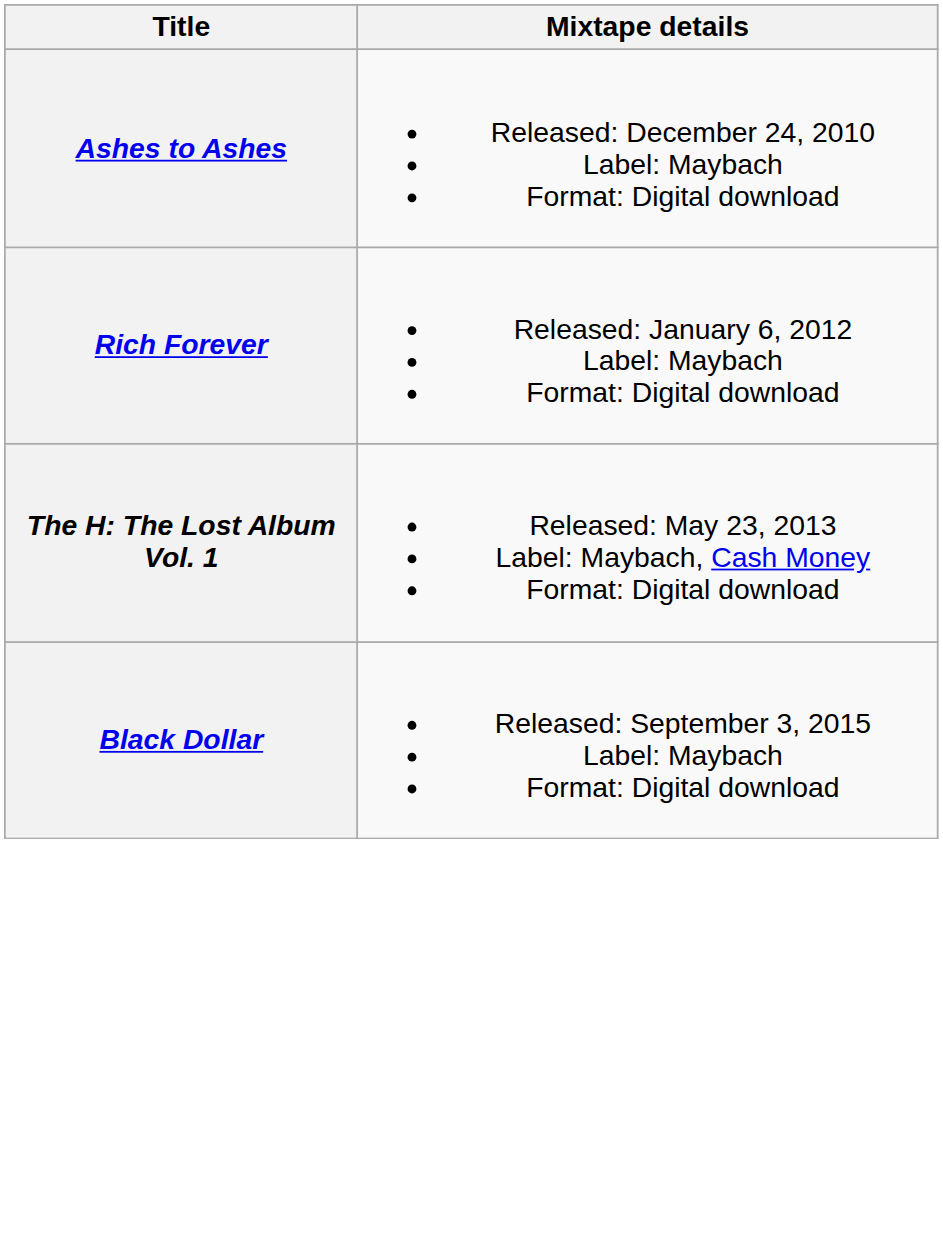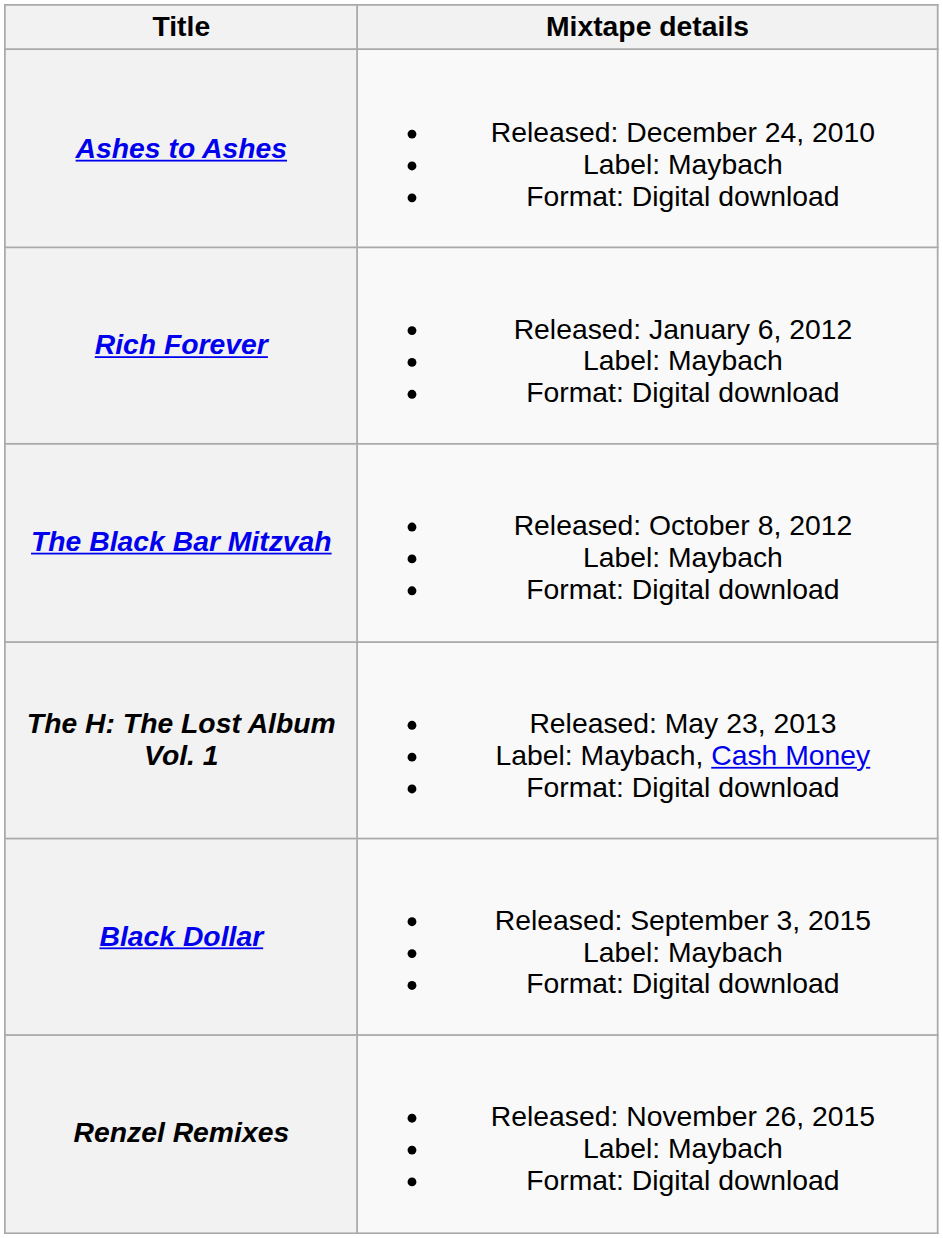+ row: (181, 542)
+ row: (181, 1133)
